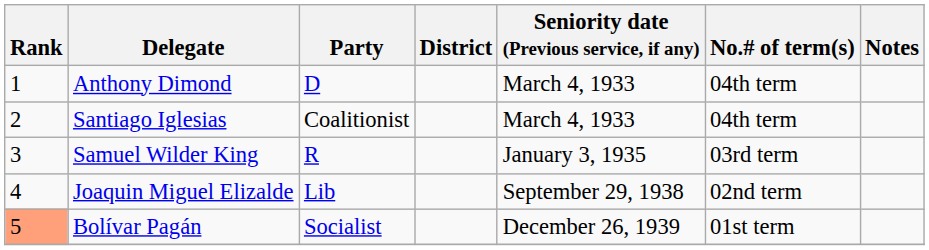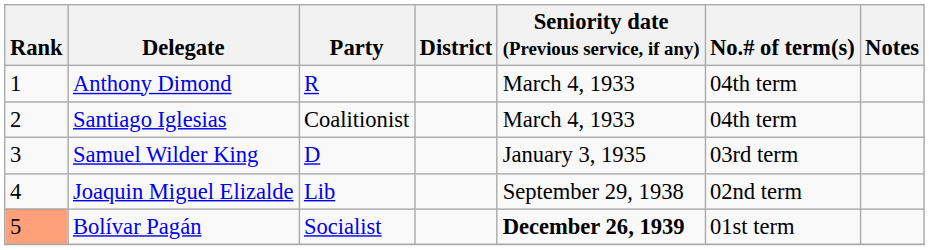(312, 83) D -> (311, 83) R
(311, 155) R -> (312, 155) D
(591, 226) normal -> (594, 226) bold
